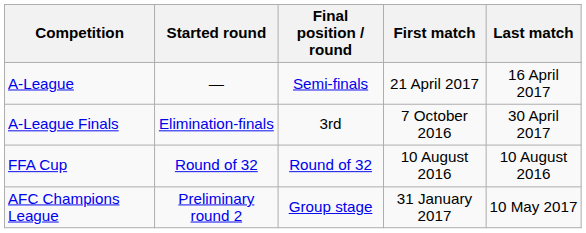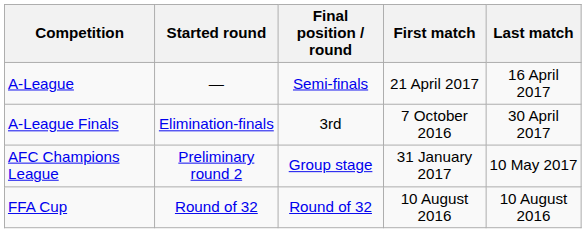rows swapped: (38, 165) <-> (64, 207)
